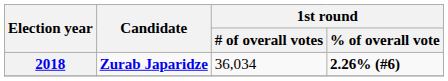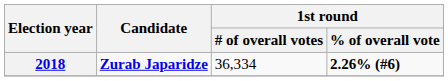(235, 64) 36,034 -> (235, 64) 36,334
